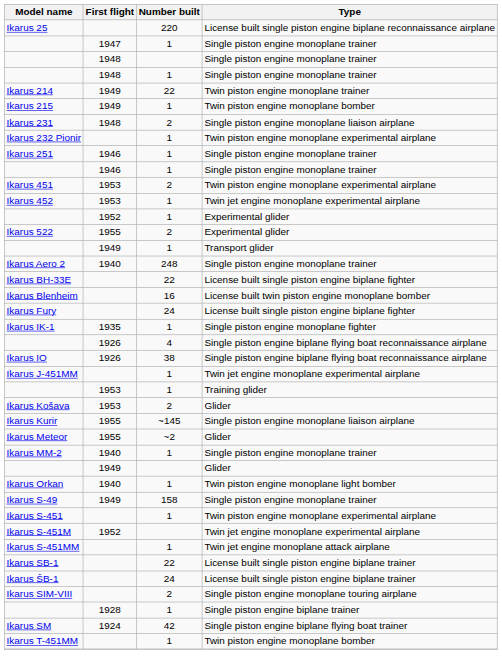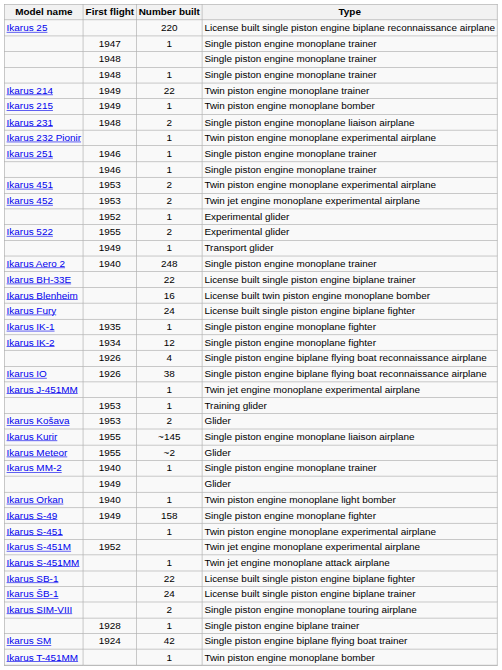(169, 201) 1 -> (169, 201) 2
(310, 279) License built single piston engine biplane fighter -> (310, 279) License built single piston engine biplane trainer
+ row: (31, 342)
(290, 500) Single piston engine monoplane trainer -> (290, 515) Single piston engine monoplane fighter
(310, 563) License built single piston engine biplane trainer -> (310, 578) License built single piston engine biplane fighter
